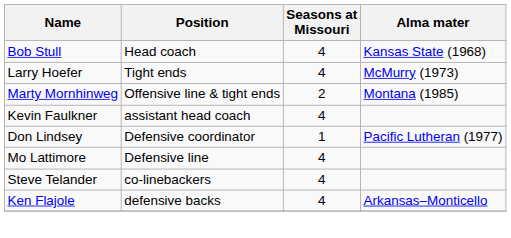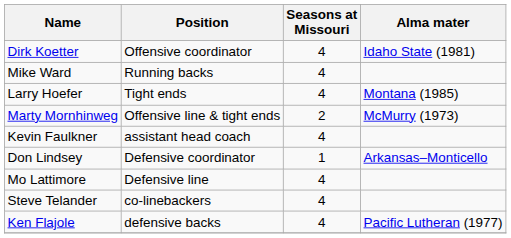- row: (34, 51)
+ row: (43, 51)
+ row: (39, 72)
(411, 72) McMurry (1973) -> (411, 94) Montana (1985)
(411, 94) Montana (1985) -> (411, 115) McMurry (1973)
(433, 136) Pacific Lutheran (1977) -> (426, 158) Arkansas–Monticello
(426, 200) Arkansas–Monticello -> (433, 222) Pacific Lutheran (1977)
